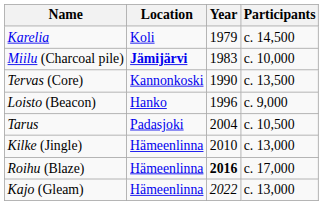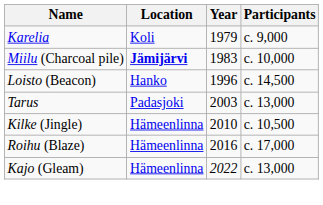(269, 37) c. 14,500 -> (266, 37) c. 9,000
- row: (45, 80)
(266, 102) c. 9,000 -> (269, 80) c. 14,500
(224, 124) 2004 -> (224, 102) 2003
(269, 124) c. 10,500 -> (269, 102) c. 13,000
(269, 146) c. 13,000 -> (269, 124) c. 10,500
(224, 168) bold -> (224, 146) normal
